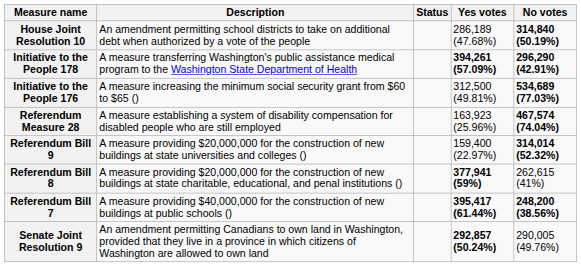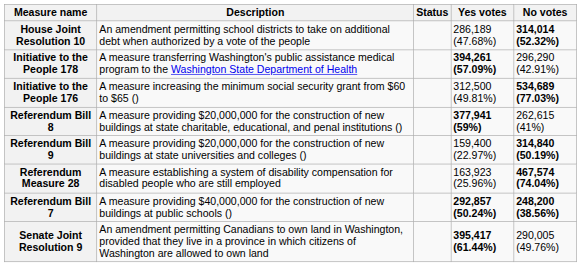(538, 35) 314,840 (50.19%) -> (538, 35) 314,014 (52.32%)
(538, 64) bold -> (538, 64) normal
rows swapped: (51, 121) <-> (51, 178)
(538, 150) 314,014 (52.32%) -> (538, 150) 314,840 (50.19%)
(475, 207) 395,417 (61.44%) -> (475, 207) 292,857 (50.24%)
(475, 241) 292,857 (50.24%) -> (475, 241) 395,417 (61.44%)
